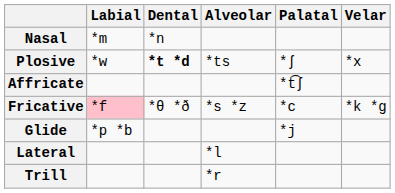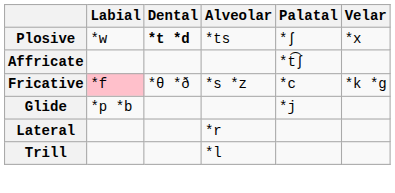- row: (46, 39)
(213, 153) *l -> (213, 130) *r
(213, 176) *r -> (213, 153) *l
